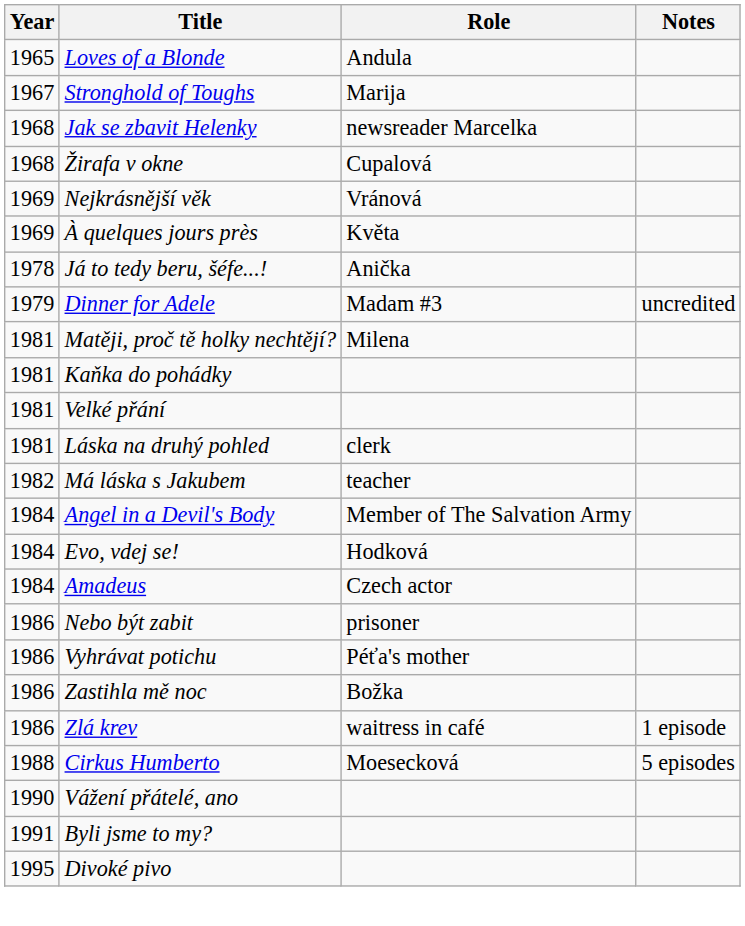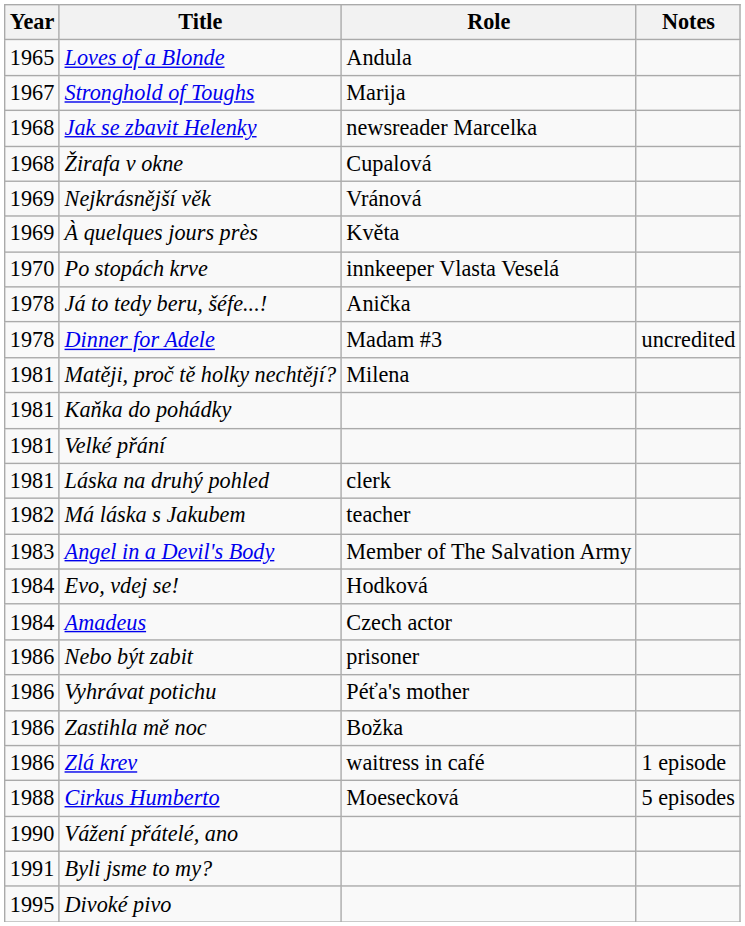+ row: (136, 269)
(32, 304) 1979 -> (32, 339) 1978
(32, 515) 1984 -> (32, 551) 1983
